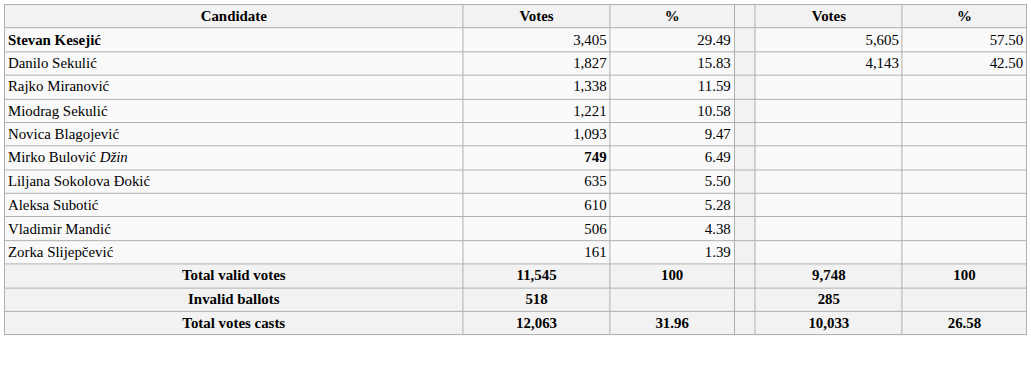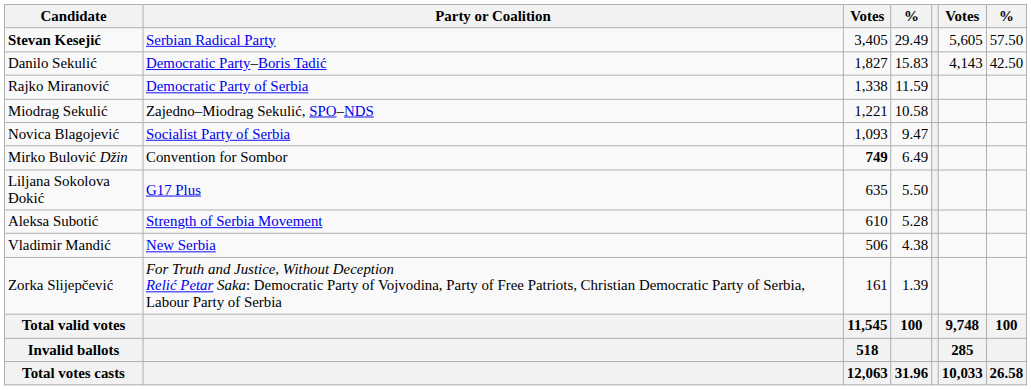+ column: (493, 16)
